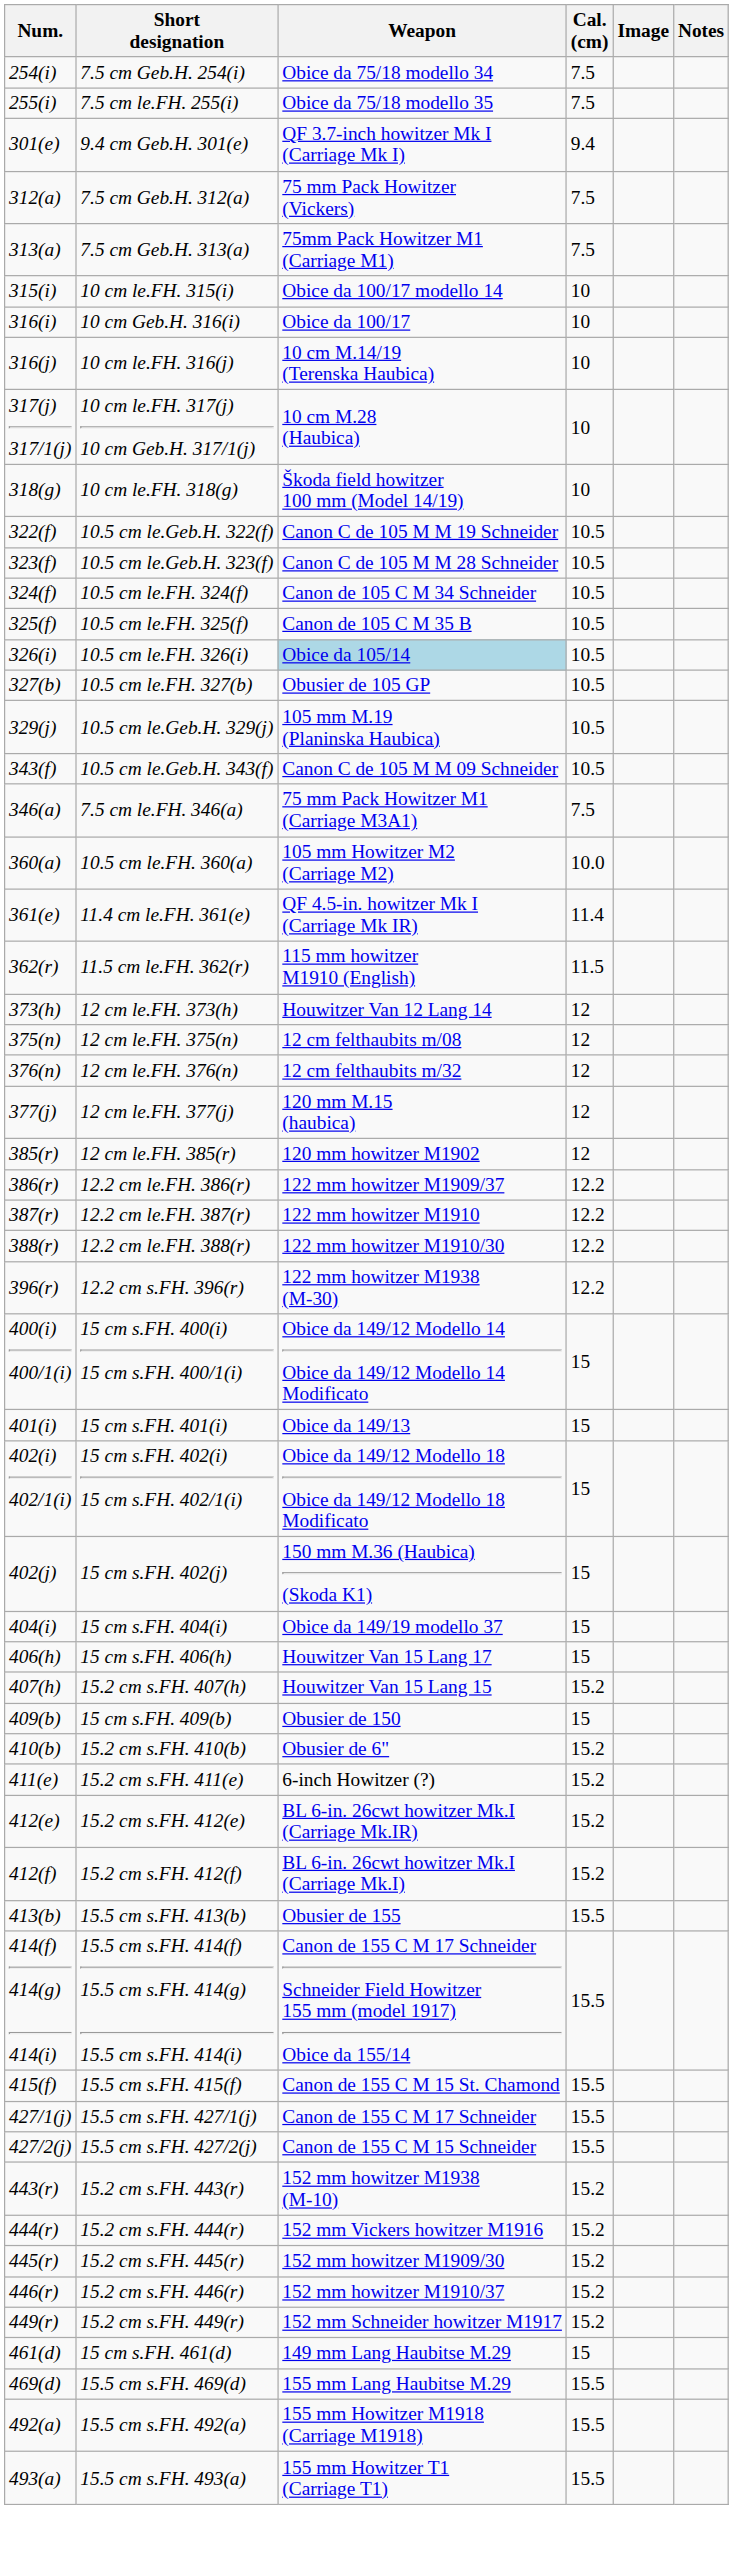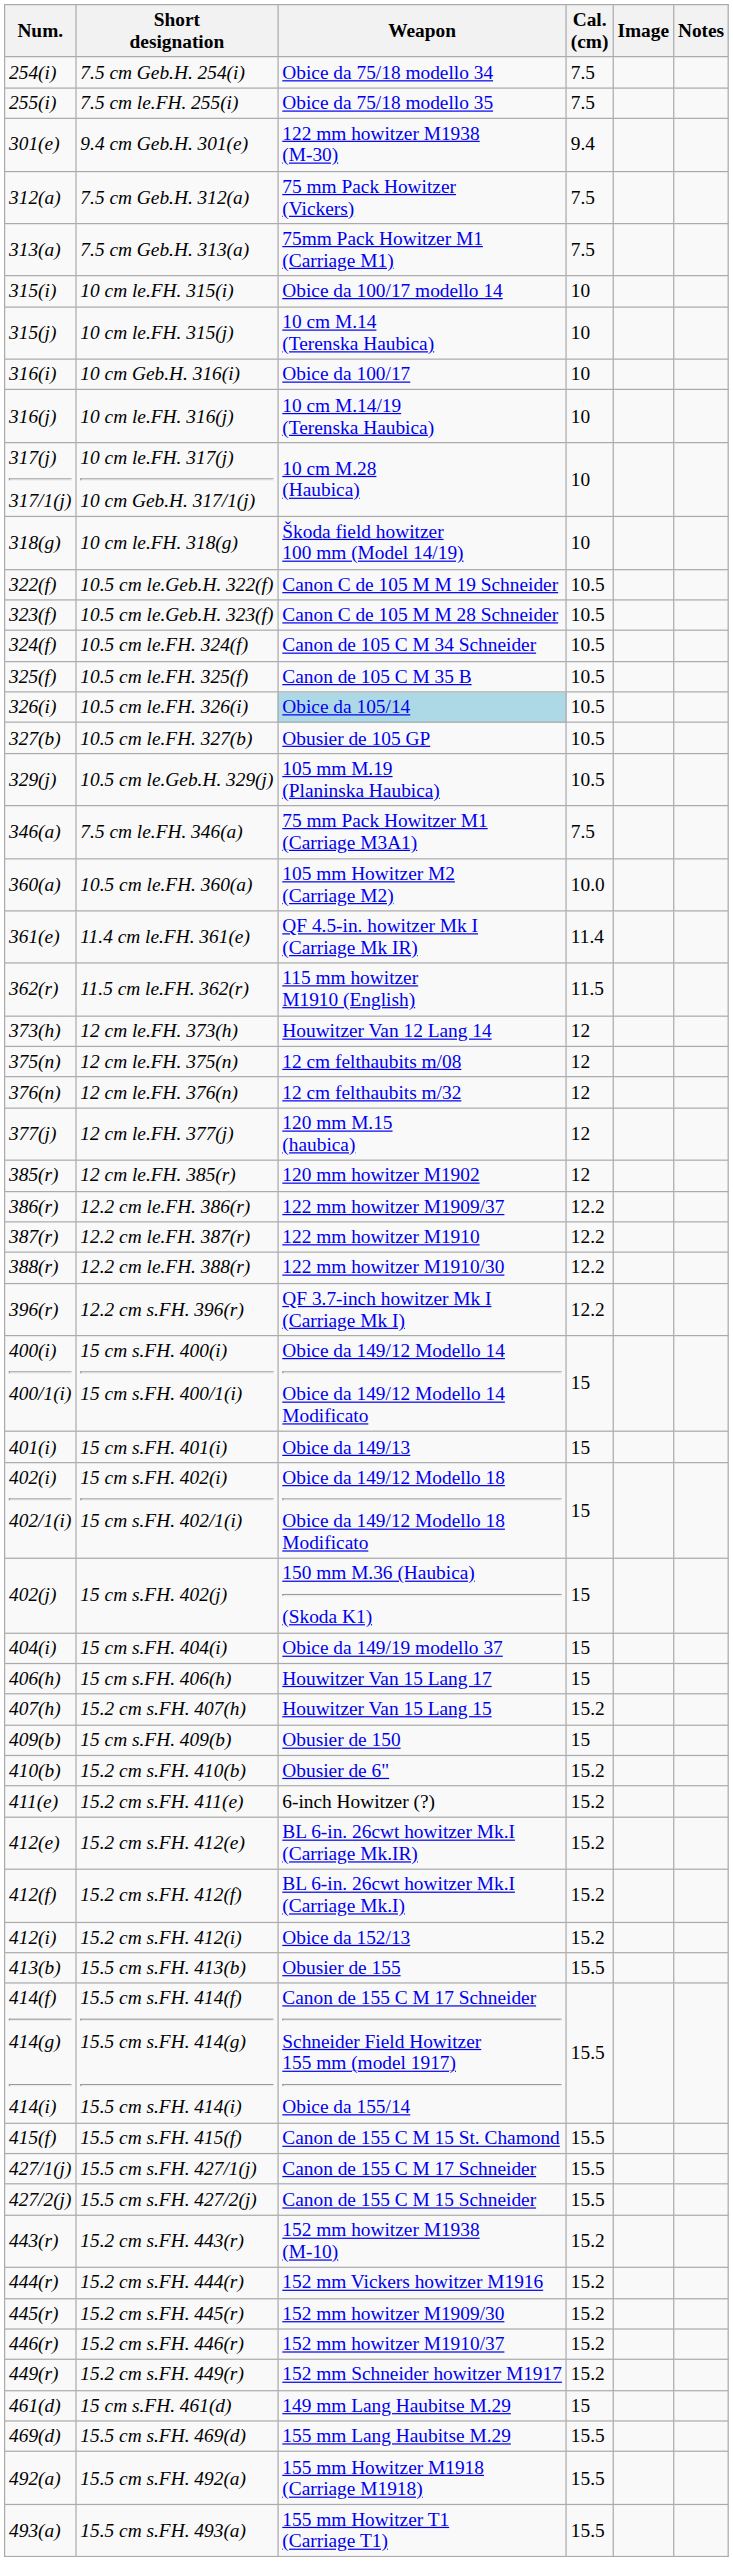(387, 144) QF 3.7-inch howitzer Mk I (Carriage Mk I) -> (381, 144) 122 mm howitzer M1938 (M-30)
+ row: (157, 332)
- row: (177, 768)
(381, 1287) 122 mm howitzer M1938 (M-30) -> (387, 1309) QF 3.7-inch howitzer Mk I (Carriage Mk I)
+ row: (161, 1937)
